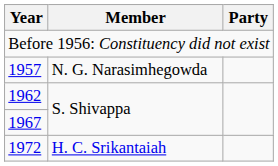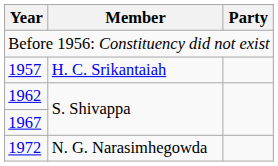(130, 69) N. G. Narasimhegowda -> (109, 69) H. C. Srikantaiah
(109, 148) H. C. Srikantaiah -> (130, 148) N. G. Narasimhegowda
